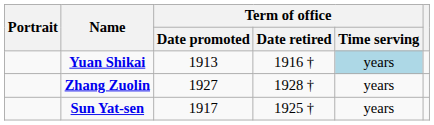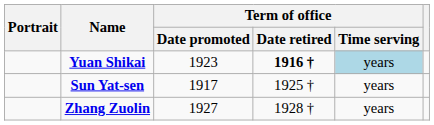(203, 62) 1913 -> (203, 62) 1923
(294, 62) normal -> (294, 62) bold
rows swapped: (107, 108) <-> (107, 85)
